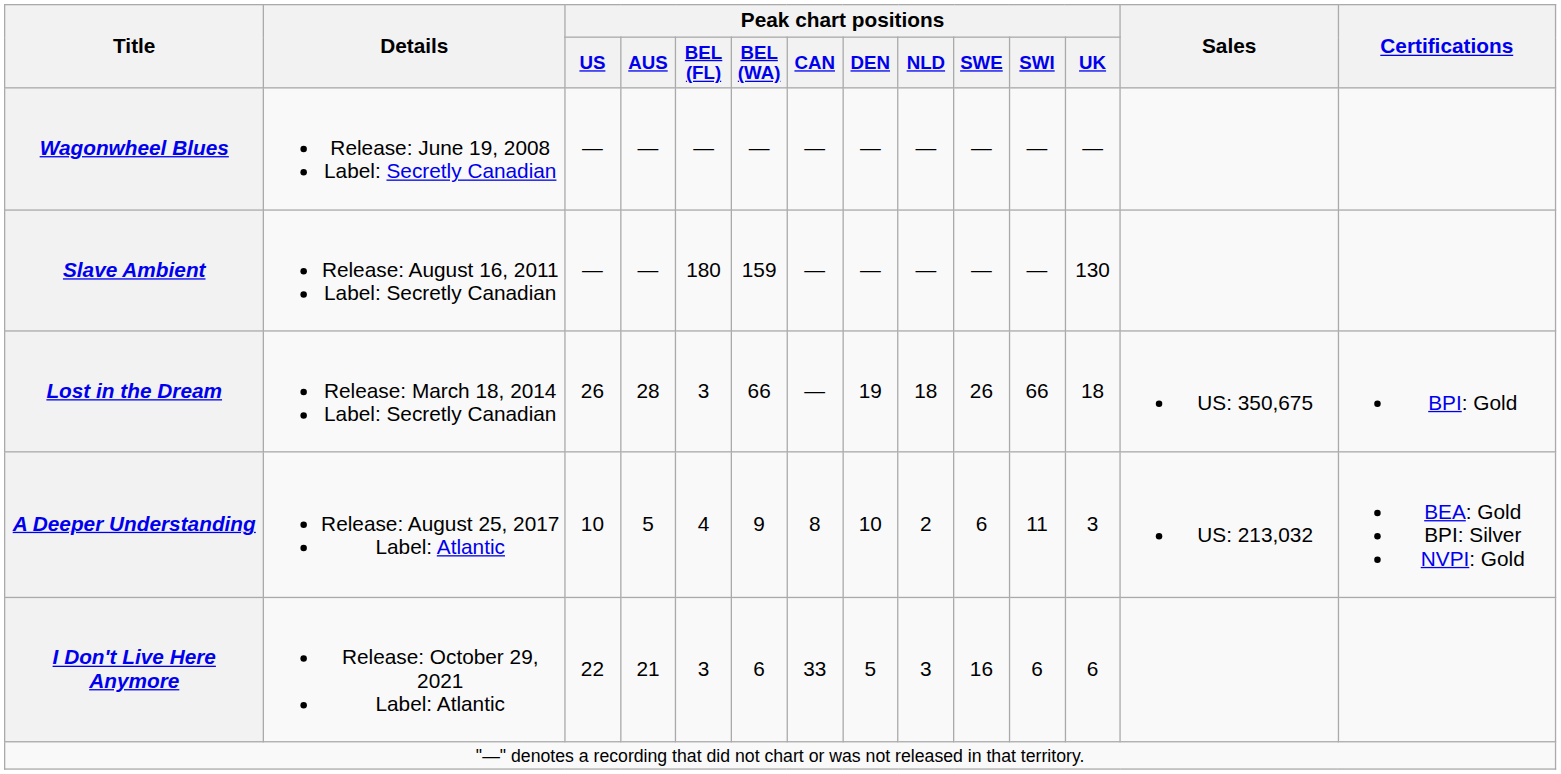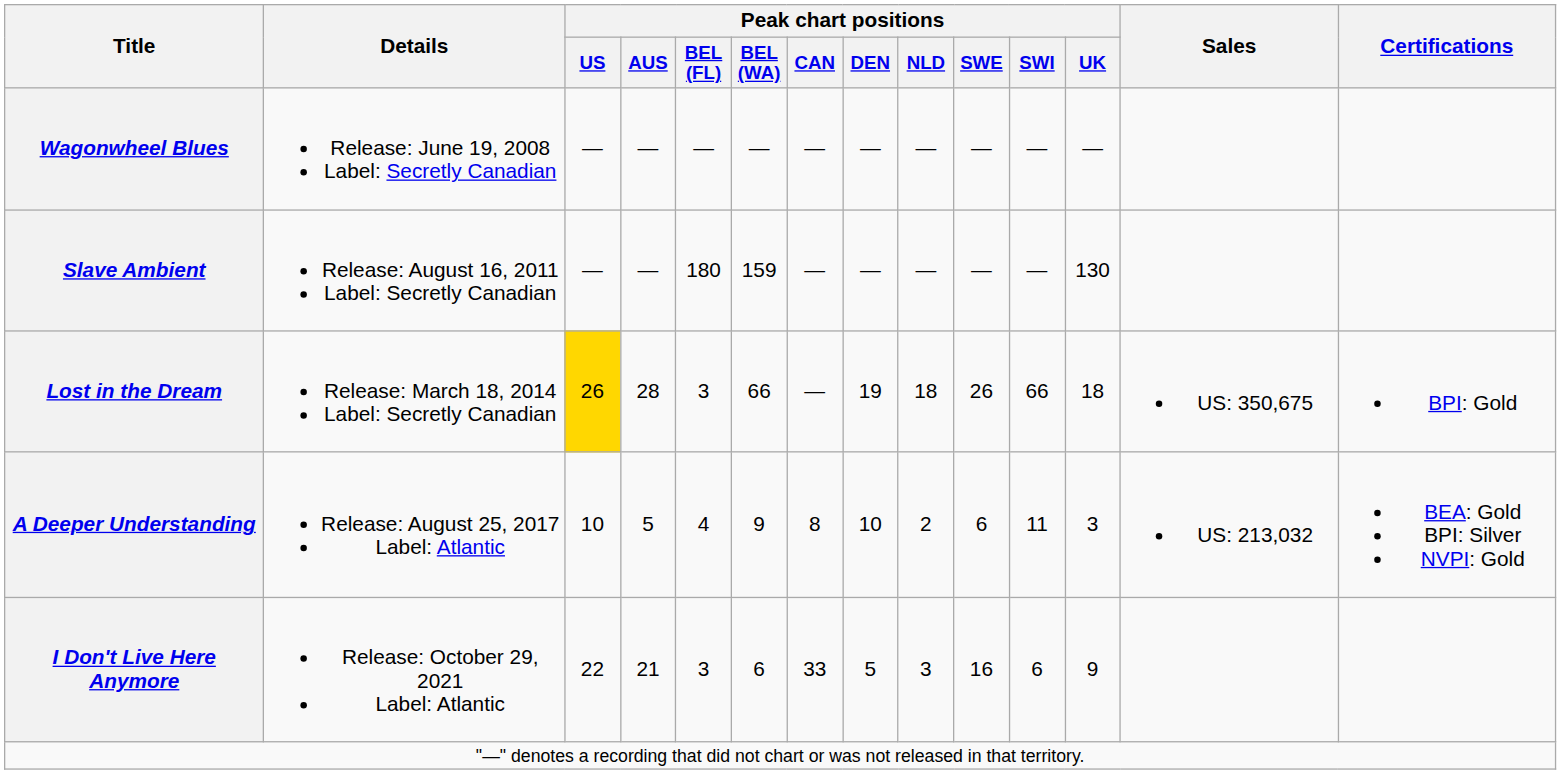(592, 391) no background -> (592, 391) gold background
(1093, 669) 6 -> (1093, 669) 9
